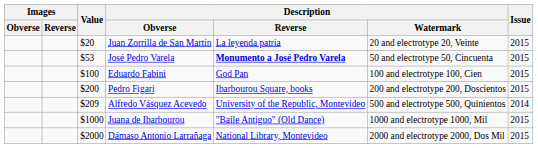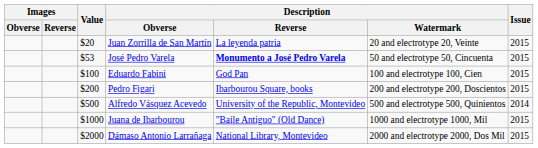(90, 105) $209 -> (90, 105) $500
